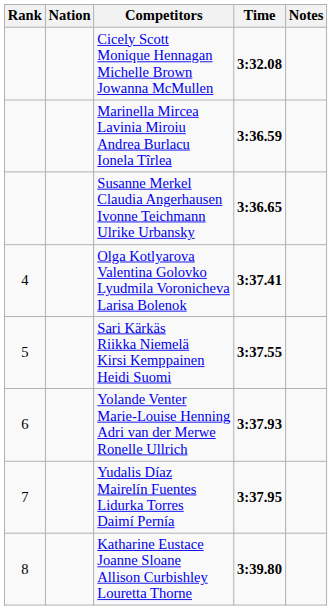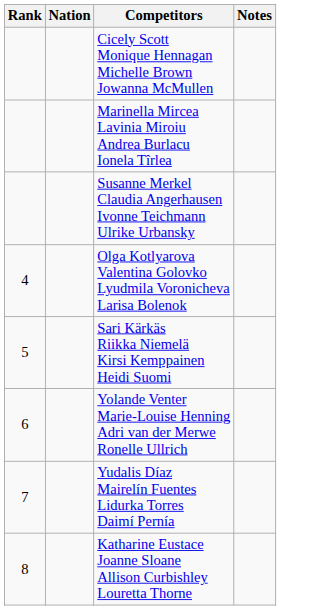- column: (259, 16)
